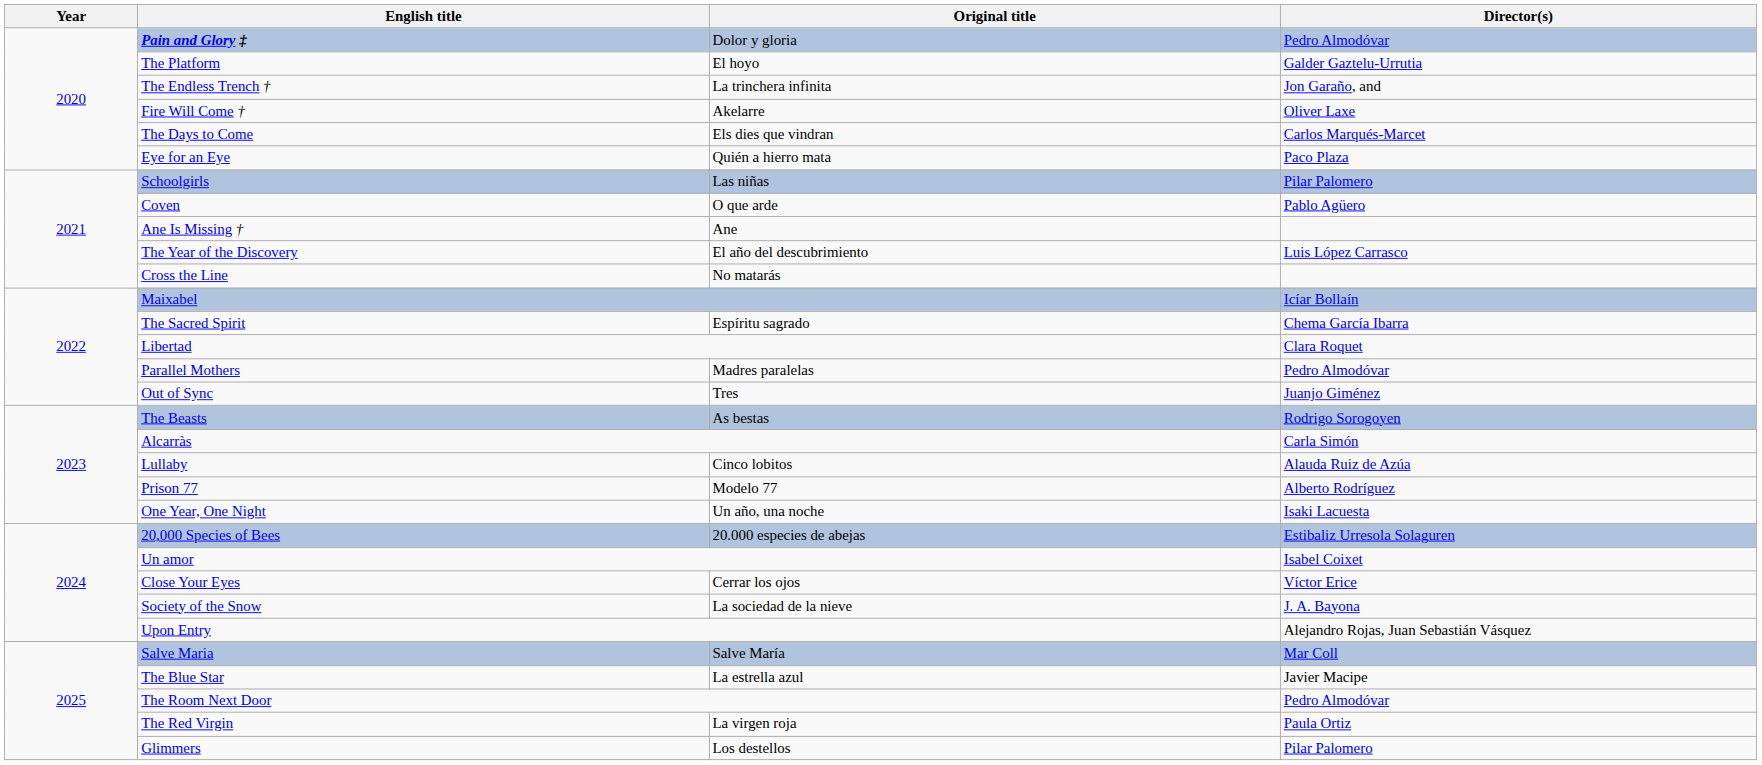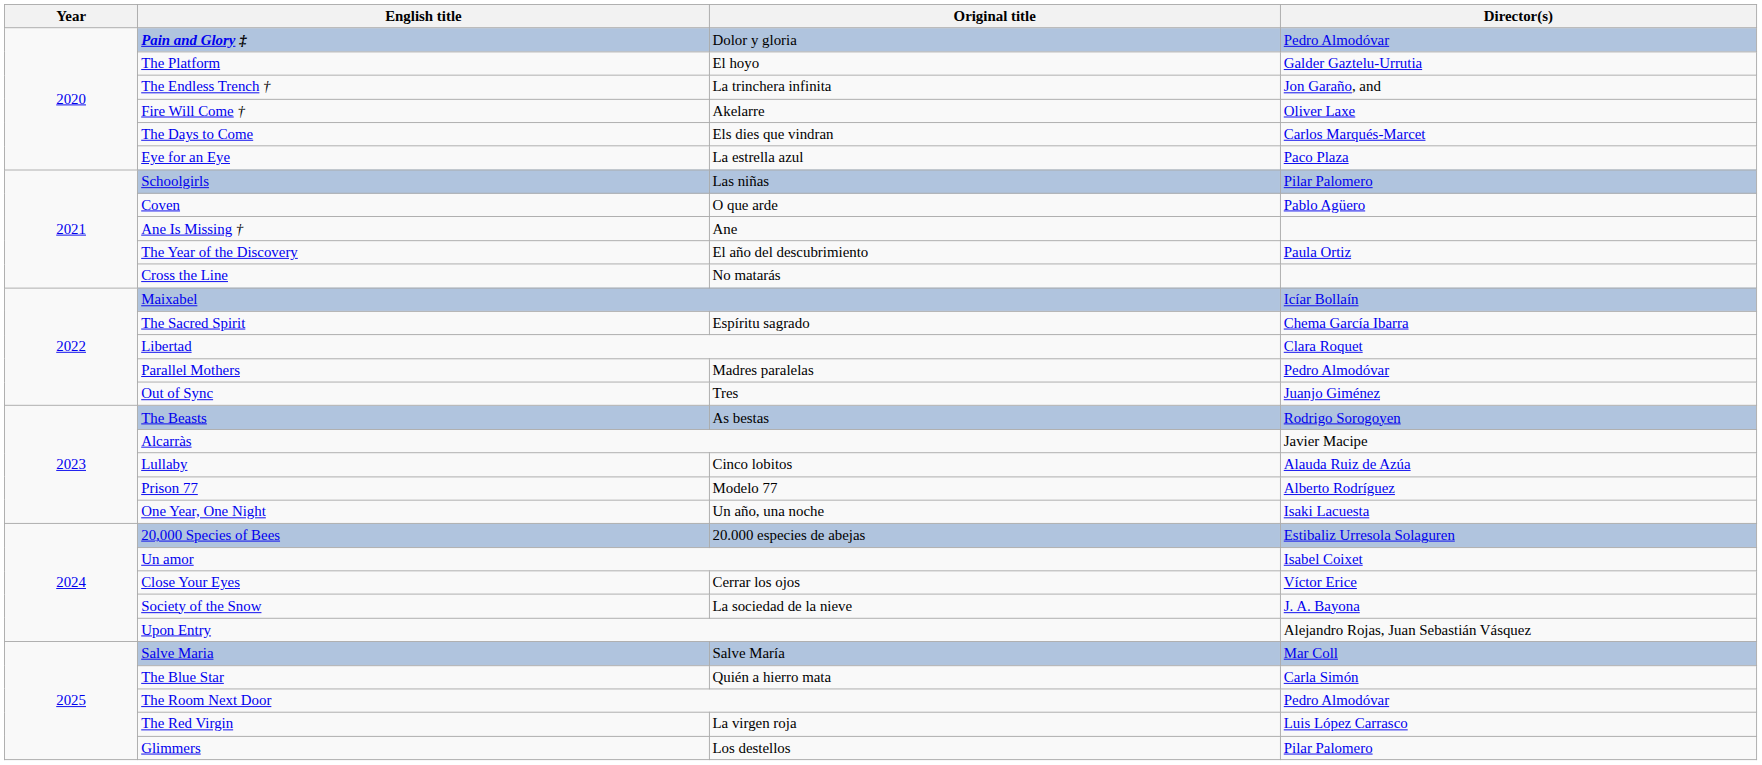(772, 157) Quién a hierro mata -> (758, 157) La estrella azul
(1346, 252) Luis López Carrasco -> (1317, 252) Paula Ortiz
(1321, 441) Carla Simón -> (1326, 441) Javier Macipe
(758, 677) La estrella azul -> (772, 677) Quién a hierro mata
(1326, 677) Javier Macipe -> (1321, 677) Carla Simón
(1317, 724) Paula Ortiz -> (1346, 724) Luis López Carrasco
